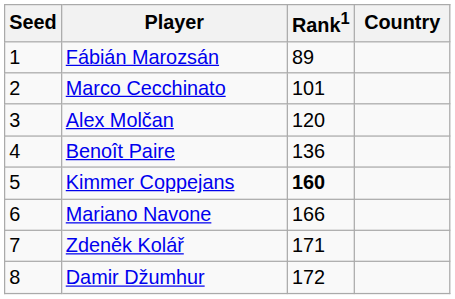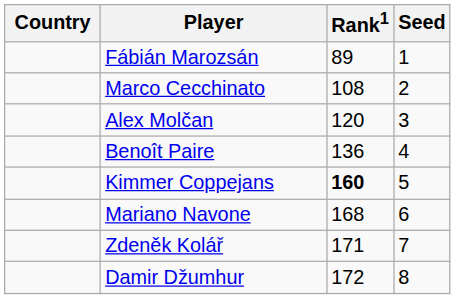columns swapped: (402, 22) <-> (33, 22)
(308, 88) 101 -> (348, 88) 108
(308, 214) 166 -> (348, 214) 168
